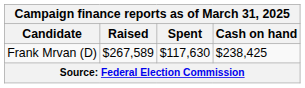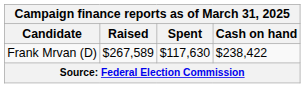(241, 53) $238,425 -> (241, 53) $238,422
